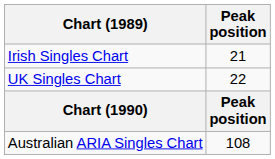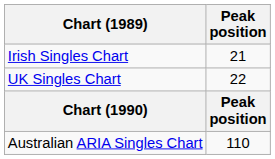(238, 142) 108 -> (238, 142) 110
